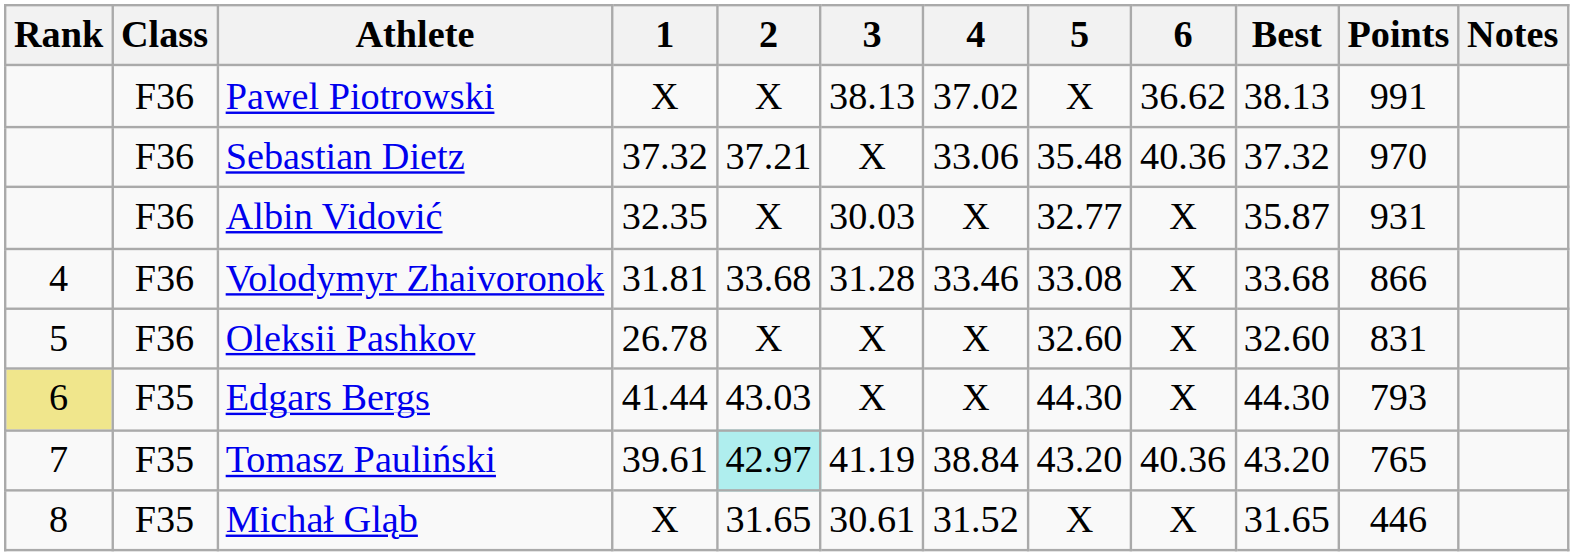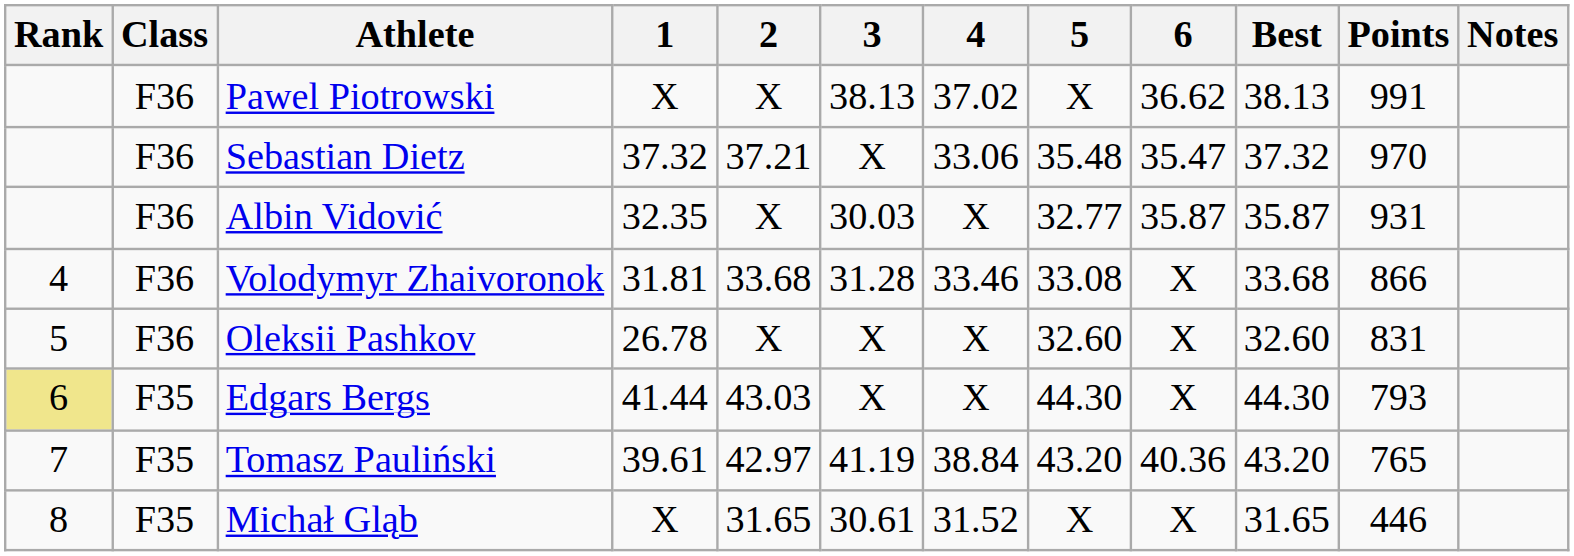(1183, 156) 40.36 -> (1183, 156) 35.47
(1183, 216) X -> (1183, 216) 35.87
(768, 459) paleturquoise background -> (768, 459) no background
